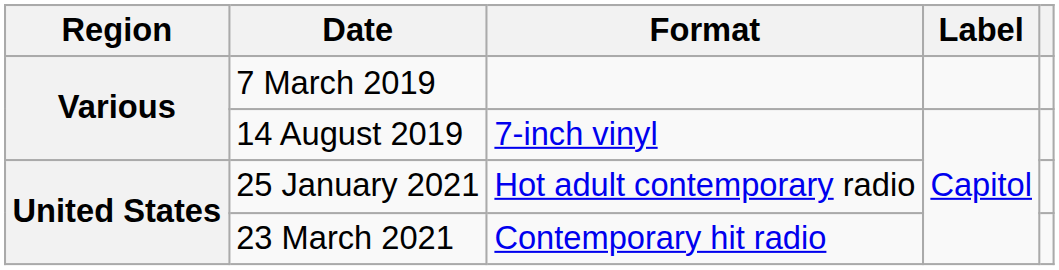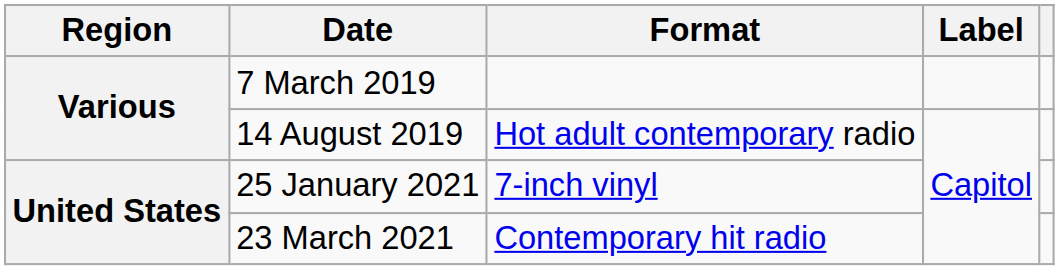(576, 133) 7-inch vinyl -> (705, 133) Hot adult contemporary radio
(705, 185) Hot adult contemporary radio -> (576, 185) 7-inch vinyl
